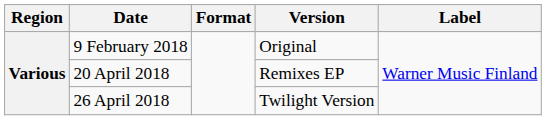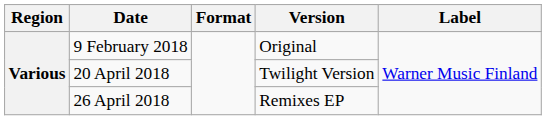(302, 73) Remixes EP -> (317, 73) Twilight Version
(317, 100) Twilight Version -> (302, 100) Remixes EP
